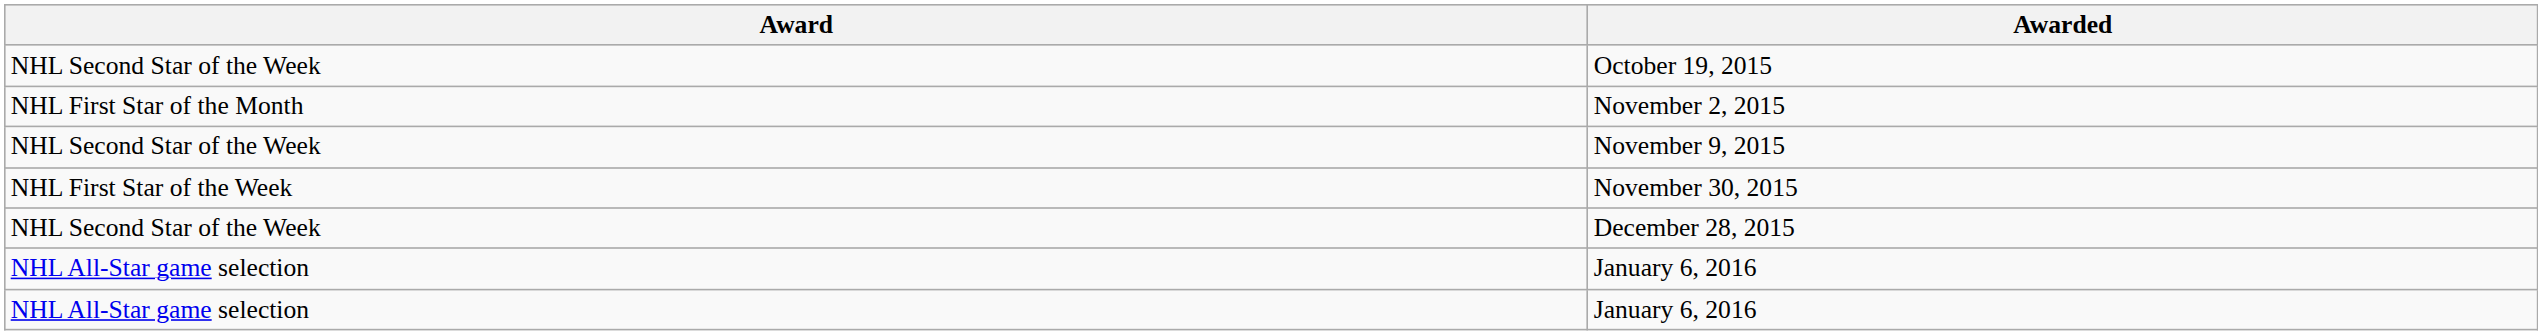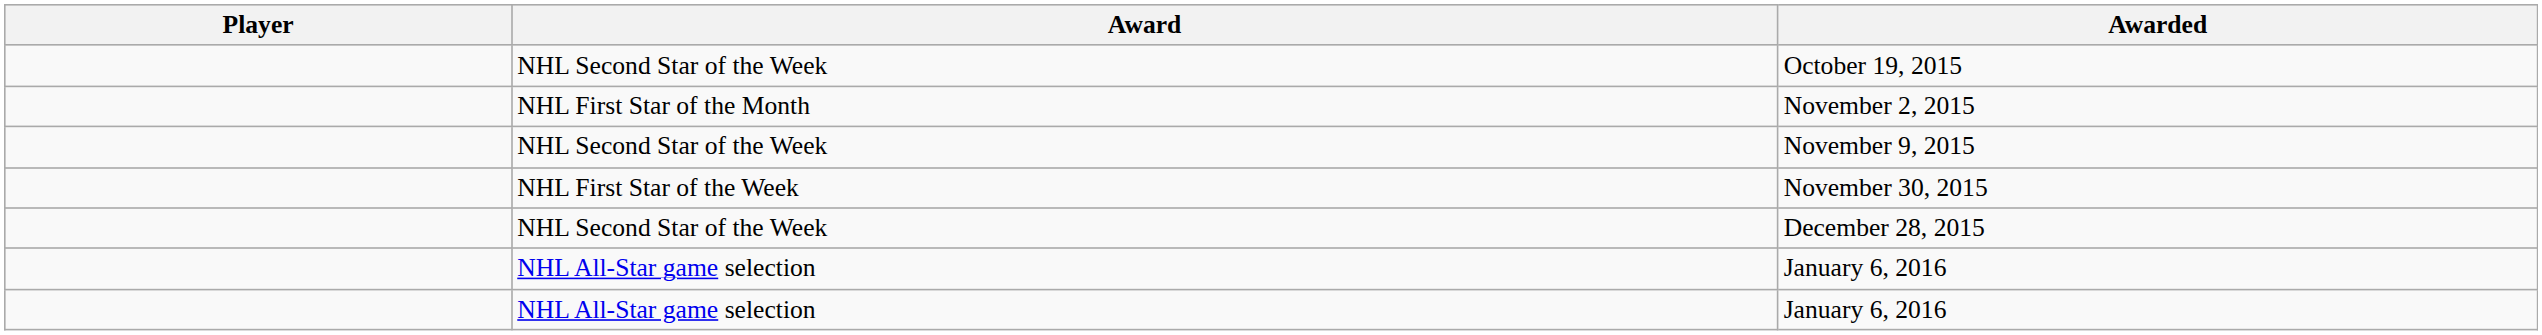+ column: (258, 24)
